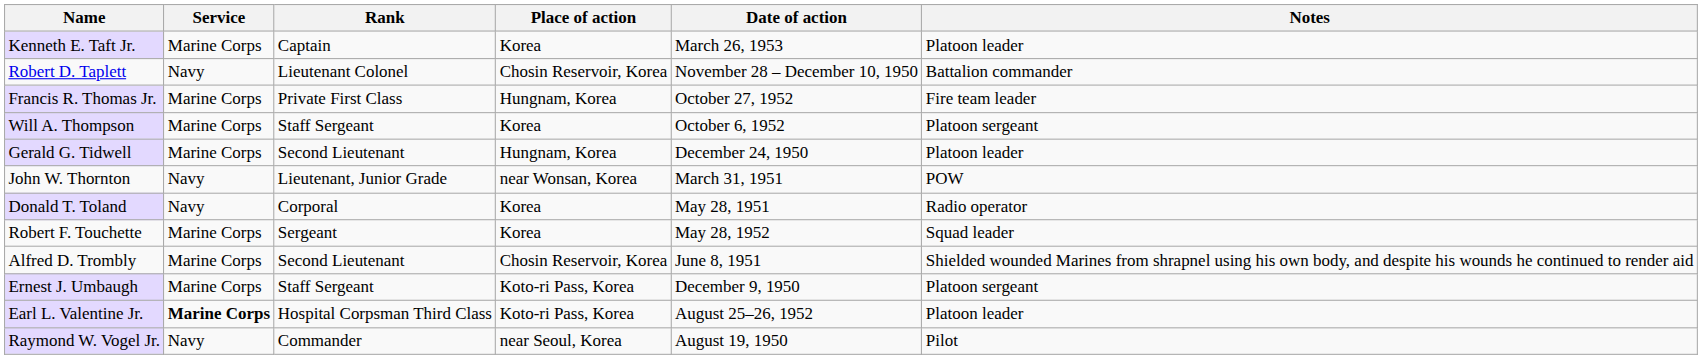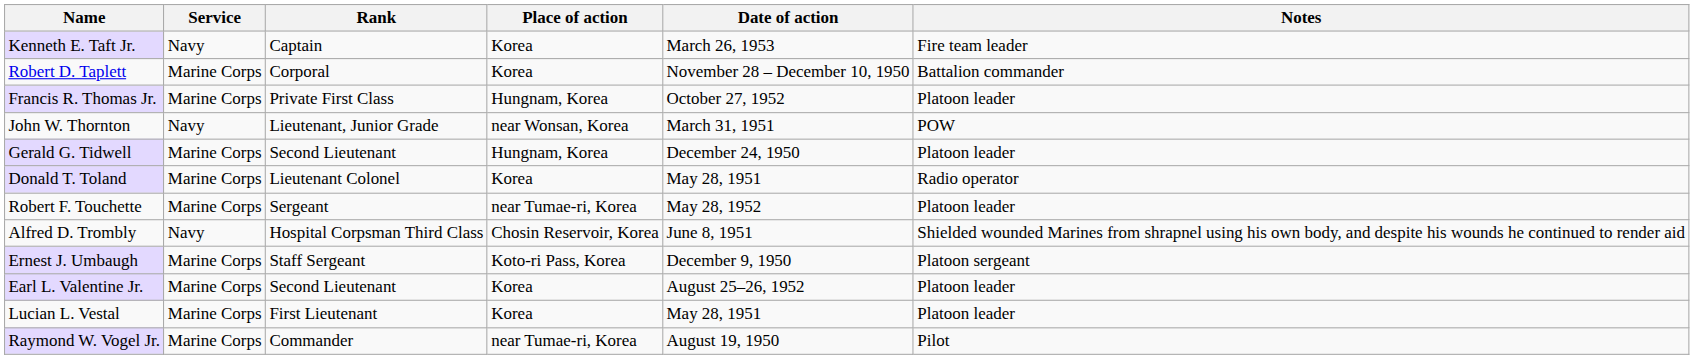(215, 44) Marine Corps -> (186, 44) Navy
(975, 44) Platoon leader -> (972, 44) Fire team leader
(186, 71) Navy -> (215, 71) Marine Corps
(343, 71) Lieutenant Colonel -> (300, 71) Corporal
(583, 71) Chosin Reservoir, Korea -> (512, 71) Korea
(981, 98) Fire team leader -> (966, 98) Platoon leader
- row: (71, 125)
rows swapped: (69, 179) <-> (70, 152)
(186, 206) Navy -> (215, 179) Marine Corps
(308, 206) Corporal -> (335, 179) Lieutenant Colonel
(520, 233) Korea -> (564, 206) near Tumae-ri, Korea
(970, 233) Squad leader -> (966, 206) Platoon leader
(215, 260) Marine Corps -> (186, 233) Navy
(341, 260) Second Lieutenant -> (376, 233) Hospital Corpsman Third Class
(219, 313) bold -> (215, 286) normal
(385, 313) Hospital Corpsman Third Class -> (333, 286) Second Lieutenant
(567, 313) Koto-ri Pass, Korea -> (512, 286) Korea
+ row: (64, 313)
(186, 340) Navy -> (215, 340) Marine Corps
(561, 340) near Seoul, Korea -> (564, 340) near Tumae-ri, Korea
